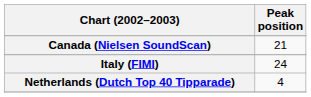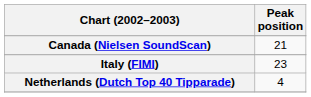(280, 63) 24 -> (280, 63) 23
